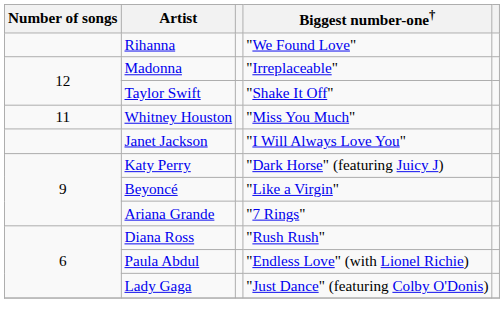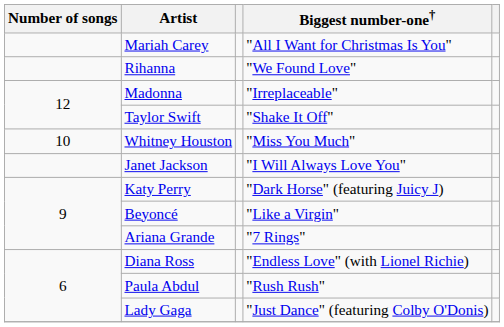+ row: (166, 44)
(63, 117) 11 -> (63, 141) 10
(286, 237) "Rush Rush" -> (357, 261) "Endless Love" (with Lionel Richie)
(357, 261) "Endless Love" (with Lionel Richie) -> (286, 285) "Rush Rush"
